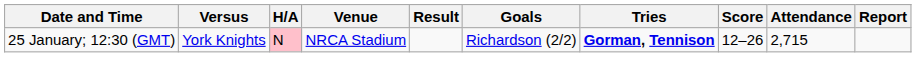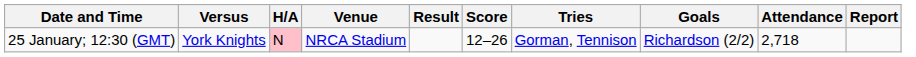columns swapped: (743, 16) <-> (521, 16)
(649, 40) bold -> (576, 40) normal
(789, 40) 2,715 -> (780, 40) 2,718
